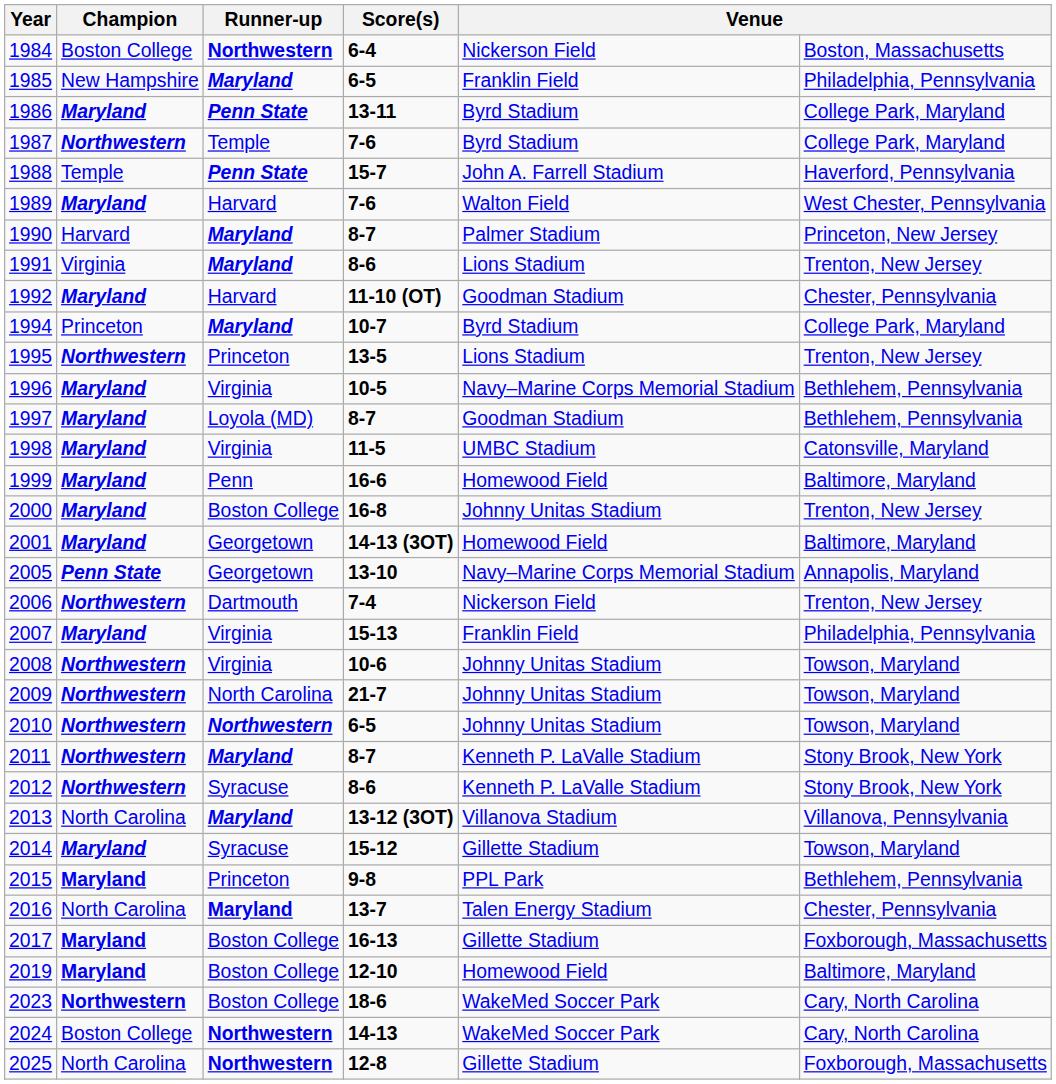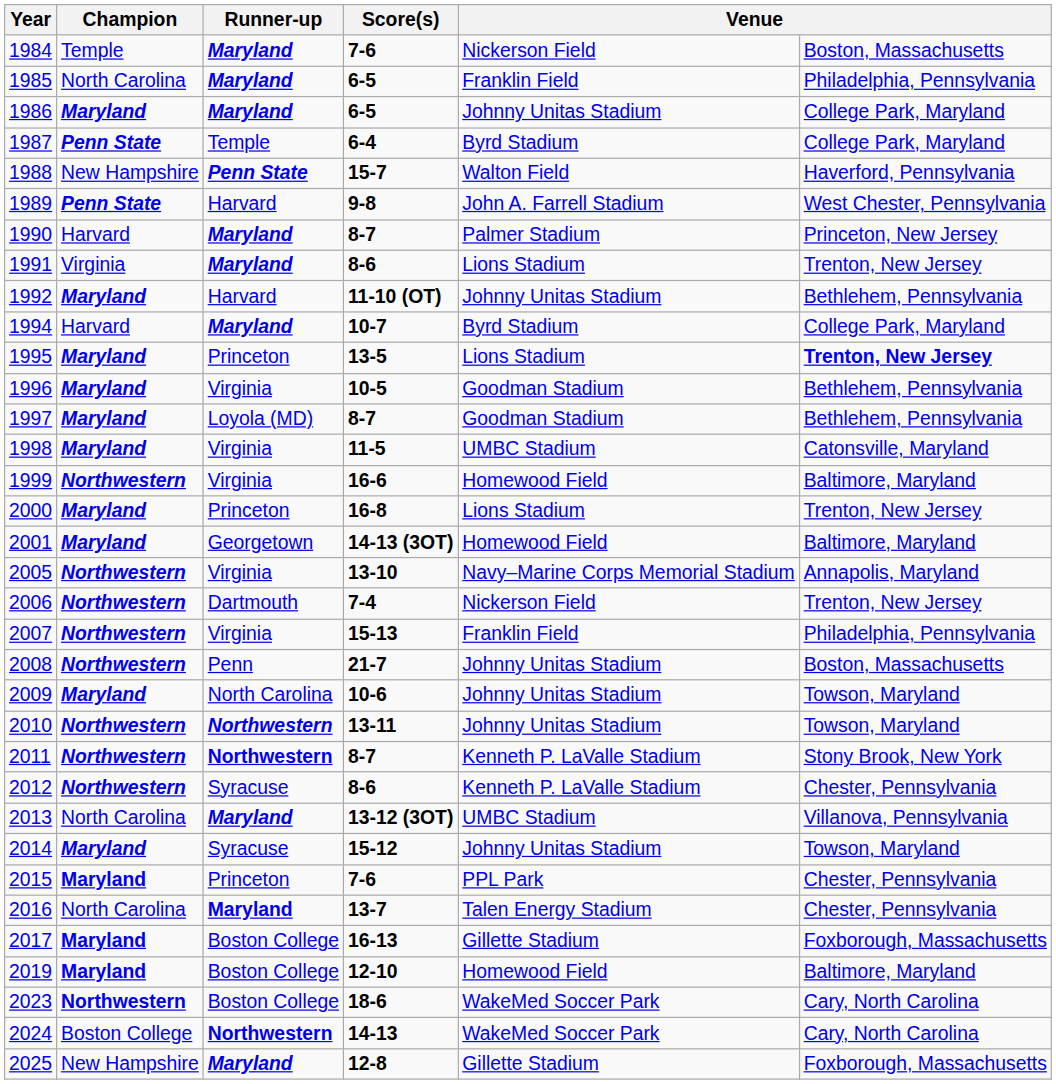(127, 50) Boston College -> (92, 50) Temple
(270, 50) Northwestern -> (250, 50) Maryland
(362, 50) 6-4 -> (362, 50) 7-6
(130, 81) New Hampshire -> (123, 81) North Carolina
(258, 111) Penn State -> (250, 111) Maryland
(372, 111) 13-11 -> (362, 111) 6-5
(520, 111) Byrd Stadium -> (562, 111) Johnny Unitas Stadium
(123, 142) Northwestern -> (111, 142) Penn State
(362, 142) 7-6 -> (362, 142) 6-4
(92, 173) Temple -> (130, 173) New Hampshire
(563, 173) John A. Farrell Stadium -> (516, 173) Walton Field
(104, 204) Maryland -> (111, 204) Penn State
(362, 204) 7-6 -> (362, 204) 9-8
(516, 204) Walton Field -> (563, 204) John A. Farrell Stadium
(543, 296) Goodman Stadium -> (562, 296) Johnny Unitas Stadium
(900, 296) Chester, Pennsylvania -> (913, 296) Bethlehem, Pennsylvania
(102, 326) Princeton -> (95, 326) Harvard
(123, 357) Northwestern -> (104, 357) Maryland
(893, 357) normal -> (898, 357) bold
(629, 388) Navy–Marine Corps Memorial Stadium -> (543, 388) Goodman Stadium
(104, 480) Maryland -> (123, 480) Northwestern
(230, 480) Penn -> (240, 480) Virginia
(273, 511) Boston College -> (249, 511) Princeton
(562, 511) Johnny Unitas Stadium -> (524, 511) Lions Stadium
(111, 572) Penn State -> (123, 572) Northwestern
(260, 572) Georgetown -> (240, 572) Virginia
(104, 633) Maryland -> (123, 633) Northwestern
(240, 664) Virginia -> (230, 664) Penn
(367, 664) 10-6 -> (367, 664) 21-7
(882, 664) Towson, Maryland -> (904, 664) Boston, Massachusetts
(123, 695) Northwestern -> (104, 695) Maryland
(367, 695) 21-7 -> (367, 695) 10-6
(362, 726) 6-5 -> (372, 726) 13-11
(250, 756) Maryland -> (270, 756) Northwestern
(903, 787) Stony Brook, New York -> (900, 787) Chester, Pennsylvania
(540, 818) Villanova Stadium -> (529, 818) UMBC Stadium
(531, 848) Gillette Stadium -> (562, 848) Johnny Unitas Stadium
(362, 879) 9-8 -> (362, 879) 7-6
(913, 879) Bethlehem, Pennsylvania -> (900, 879) Chester, Pennsylvania
(123, 1063) North Carolina -> (130, 1063) New Hampshire
(270, 1063) Northwestern -> (250, 1063) Maryland
